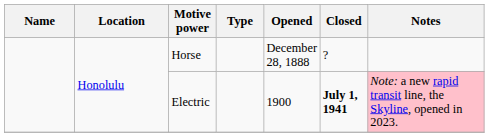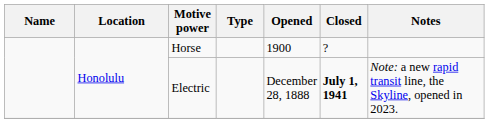(292, 54) December 28, 1888 -> (279, 47) 1900
(279, 101) 1900 -> (292, 87) December 28, 1888
(416, 101) pink background -> (416, 87) no background
